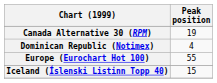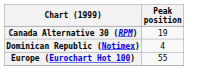- row: (87, 72)
